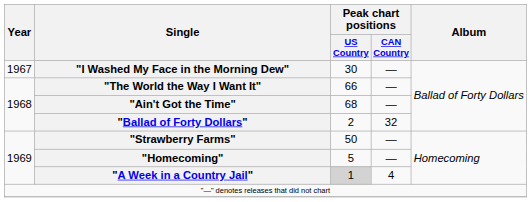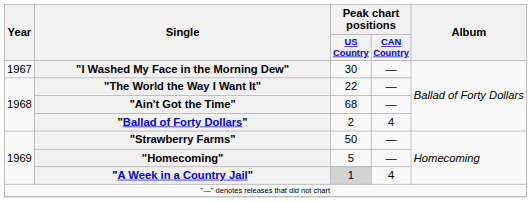(351, 86) 66 -> (351, 86) 22
(391, 122) 32 -> (391, 122) 4
